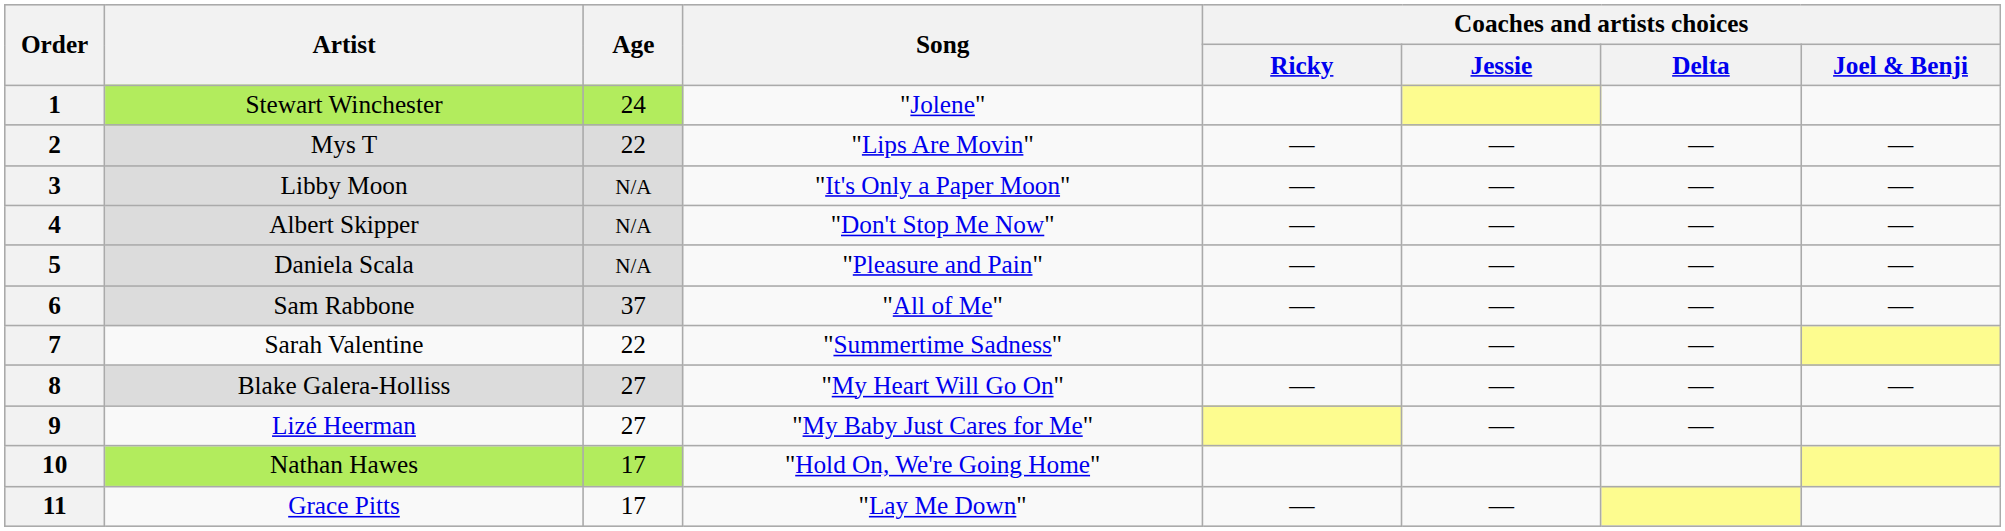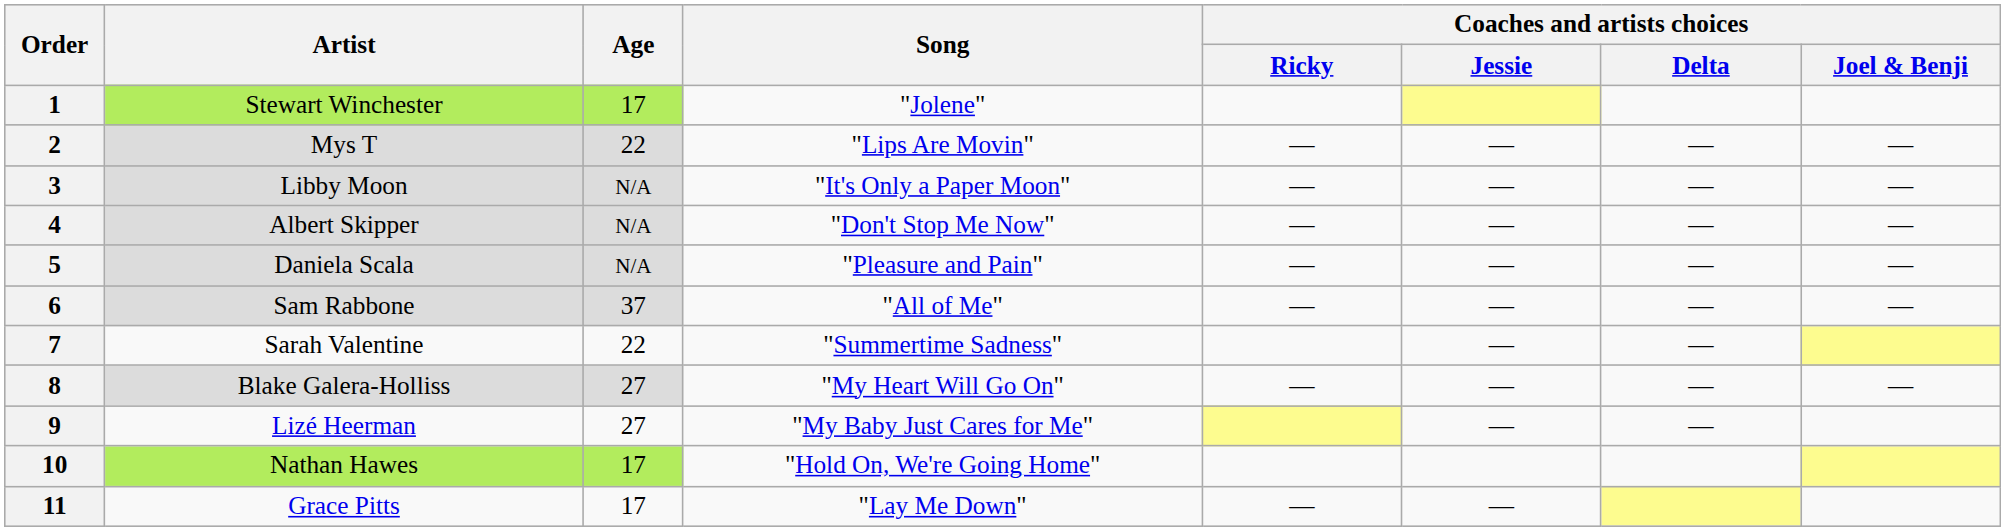(633, 104) 24 -> (633, 104) 17
